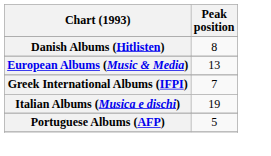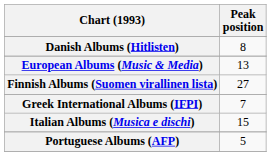+ row: (112, 84)
(214, 103) 19 -> (243, 122) 15
